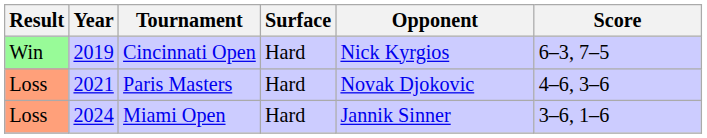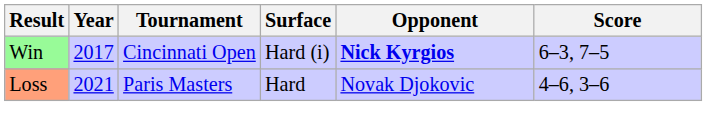(94, 52) 2019 -> (94, 52) 2017
(285, 52) Hard -> (297, 52) Hard (i)
(395, 52) normal -> (397, 52) bold
- row: (174, 116)
